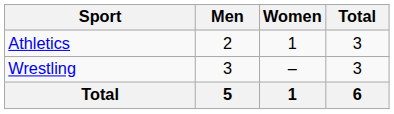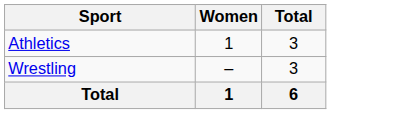- column: (227, 17)
